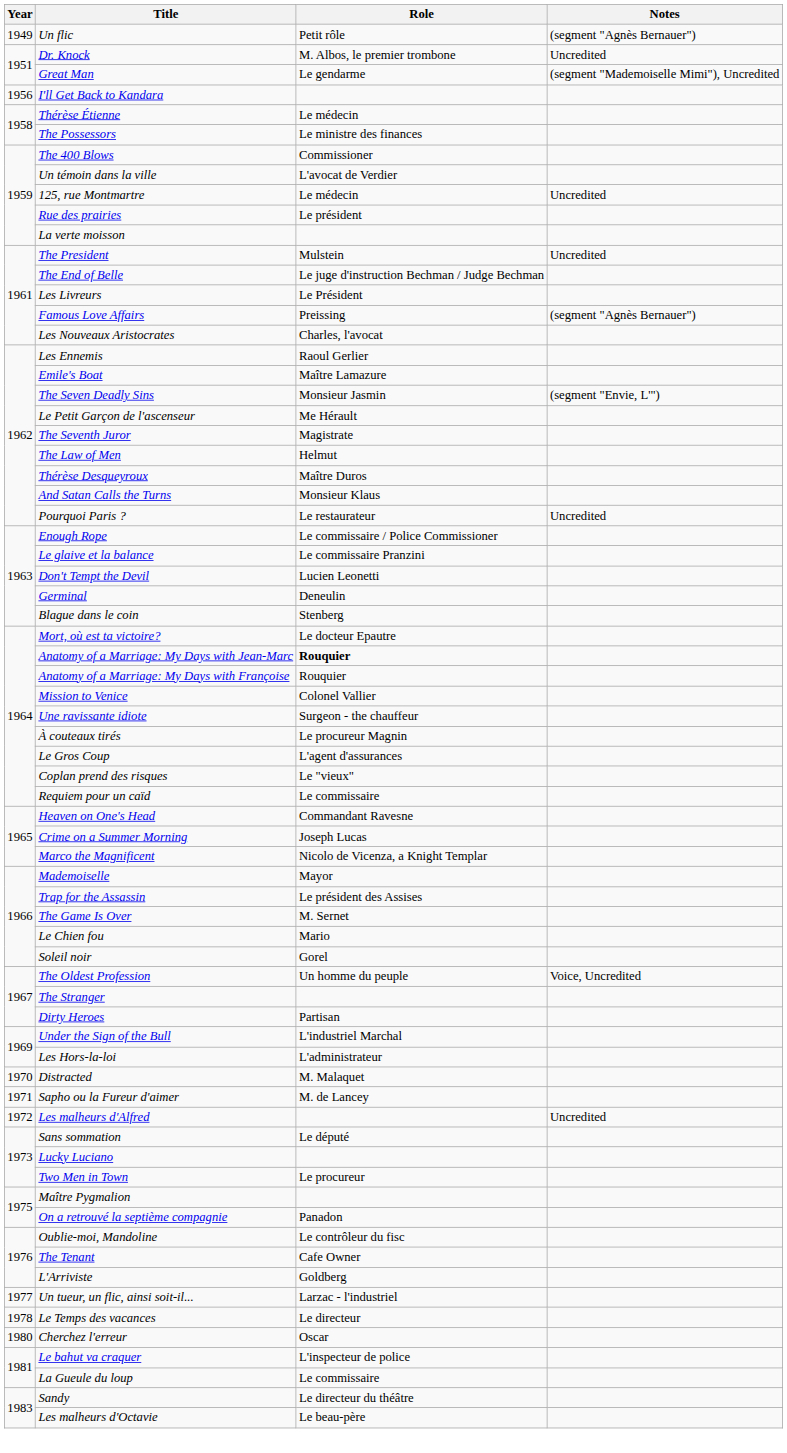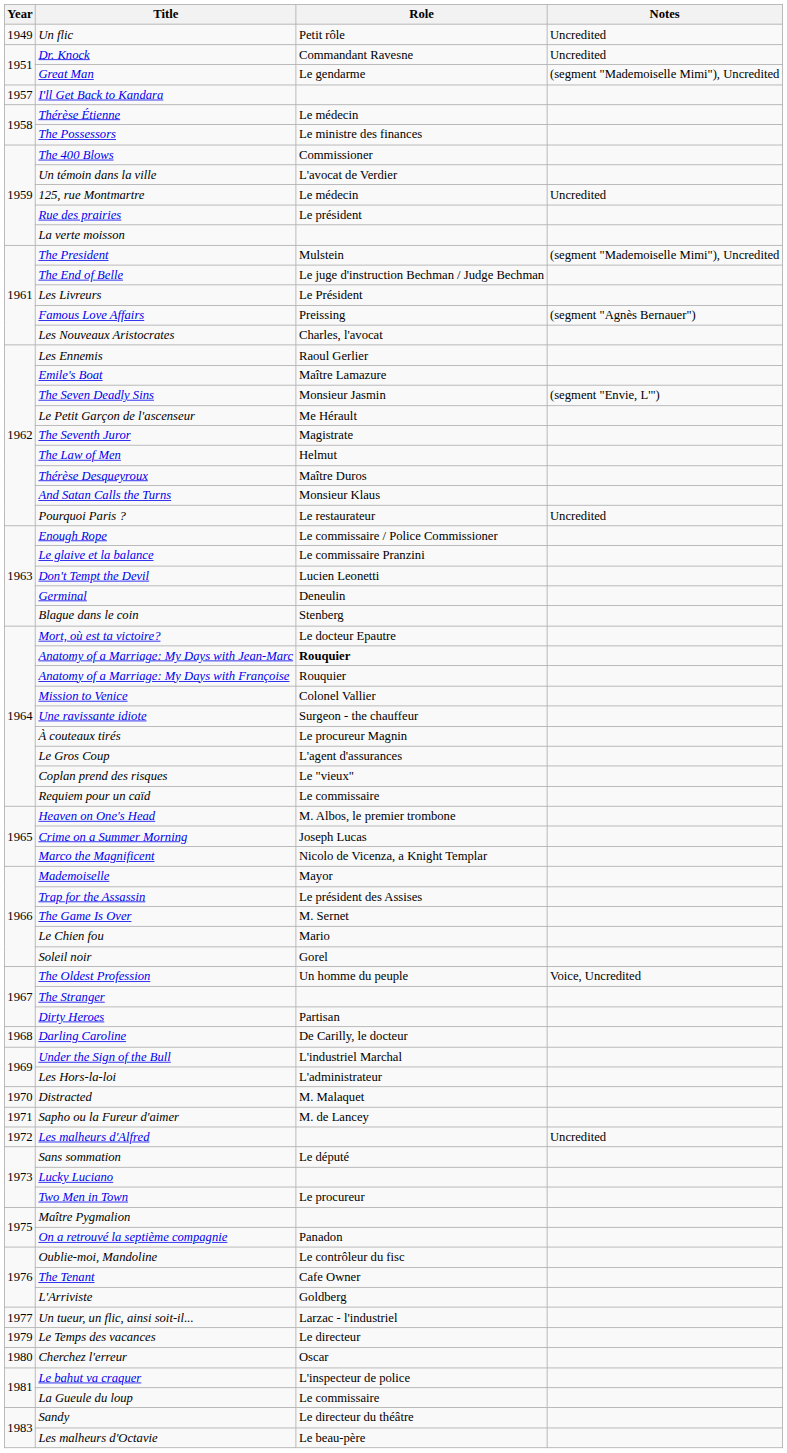(623, 34) (segment "Agnès Bernauer") -> (578, 34) Uncredited
(377, 54) M. Albos, le premier trombone -> (356, 54) Commandant Ravesne
(20, 94) 1956 -> (20, 94) 1957
(578, 255) Uncredited -> (665, 255) (segment "Mademoiselle Mimi"), Uncredited
(356, 816) Commandant Ravesne -> (377, 816) M. Albos, le premier trombone
+ row: (82, 1036)
(20, 1317) 1978 -> (20, 1337) 1979
